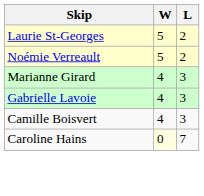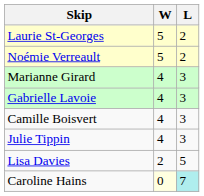+ row: (39, 139)
+ row: (39, 160)
(183, 139) no background -> (183, 181) paleturquoise background
